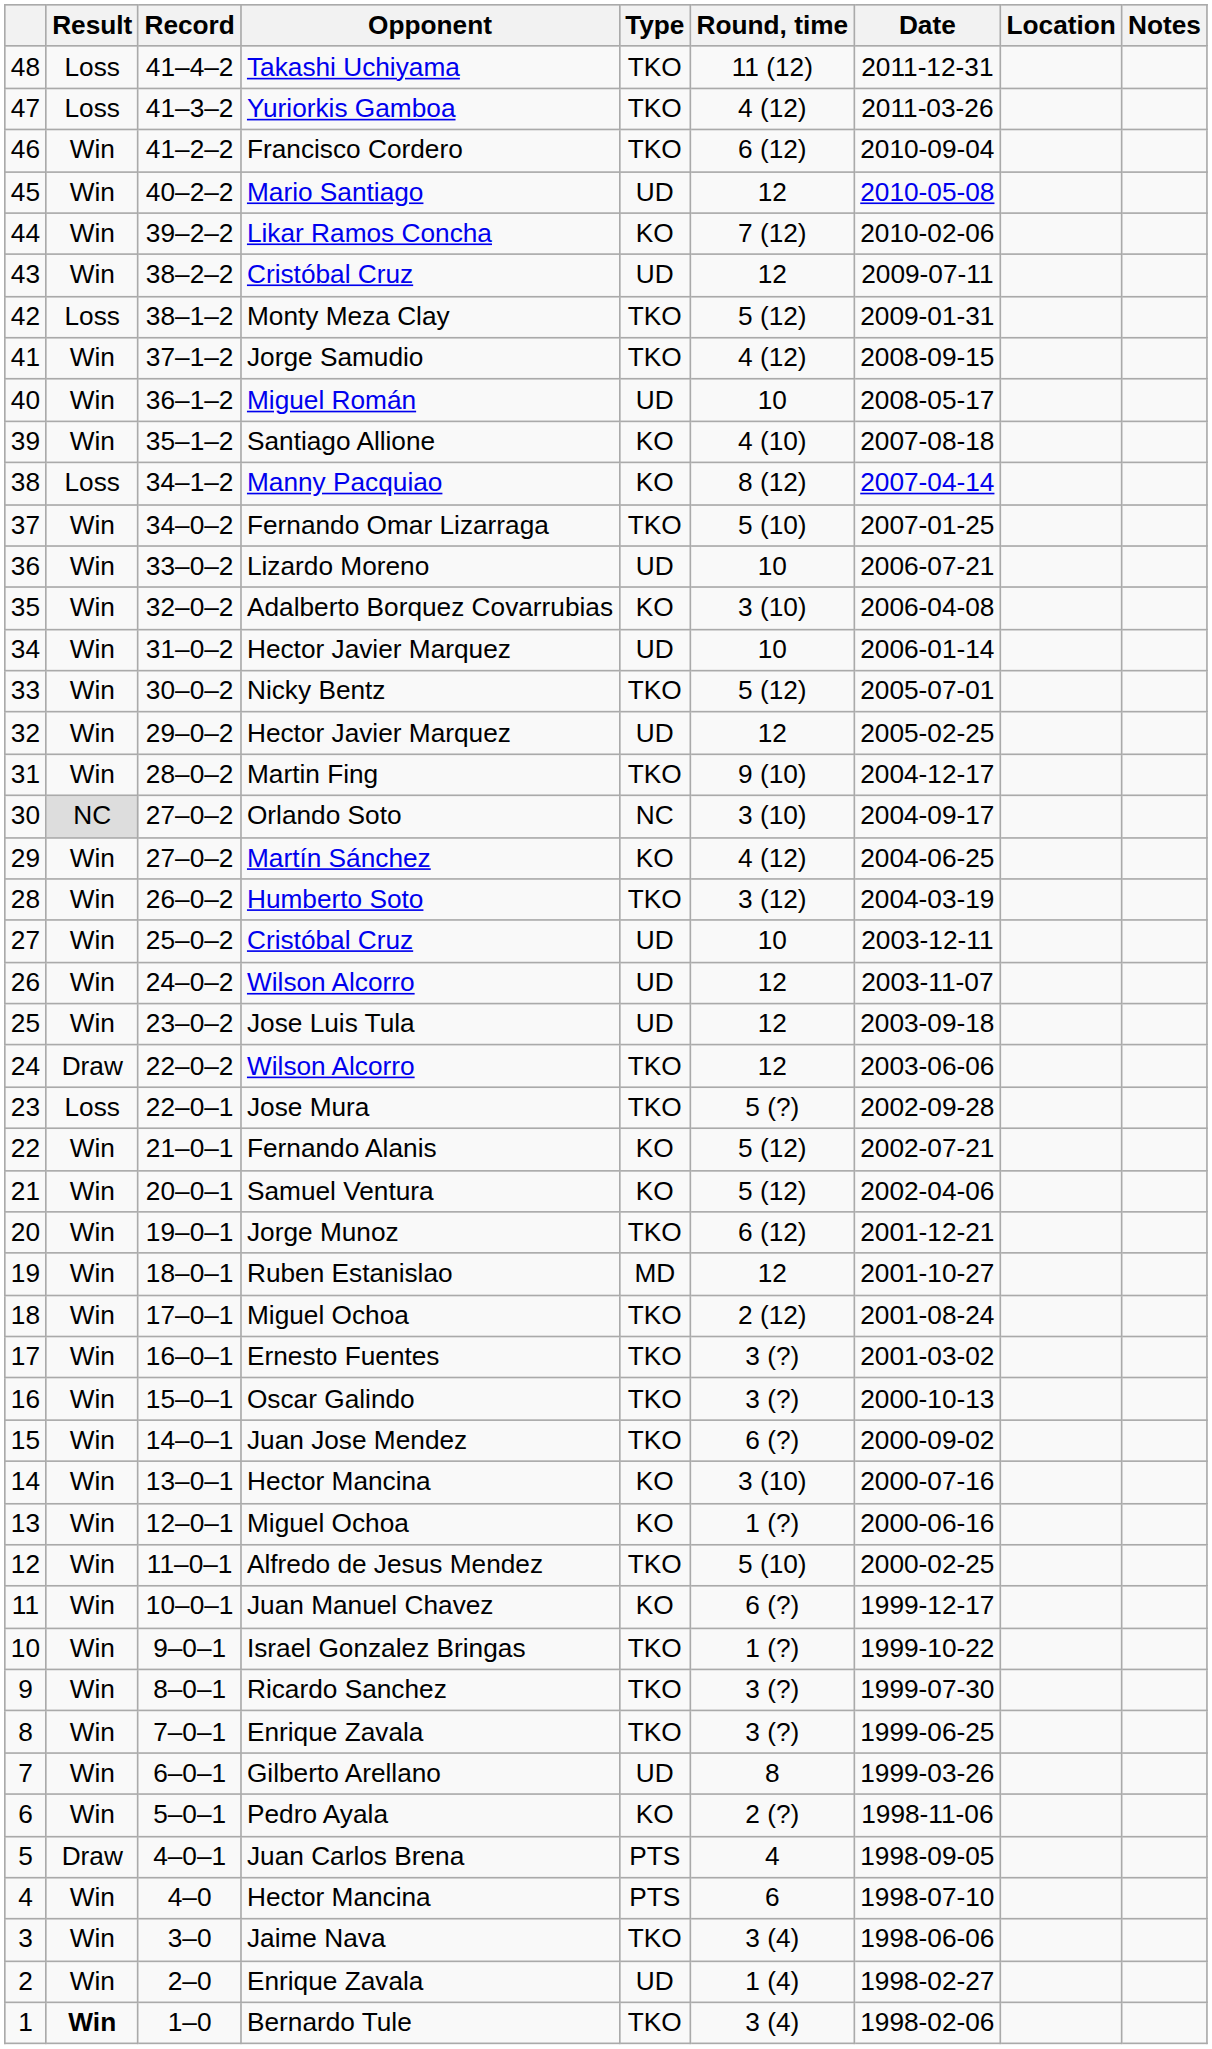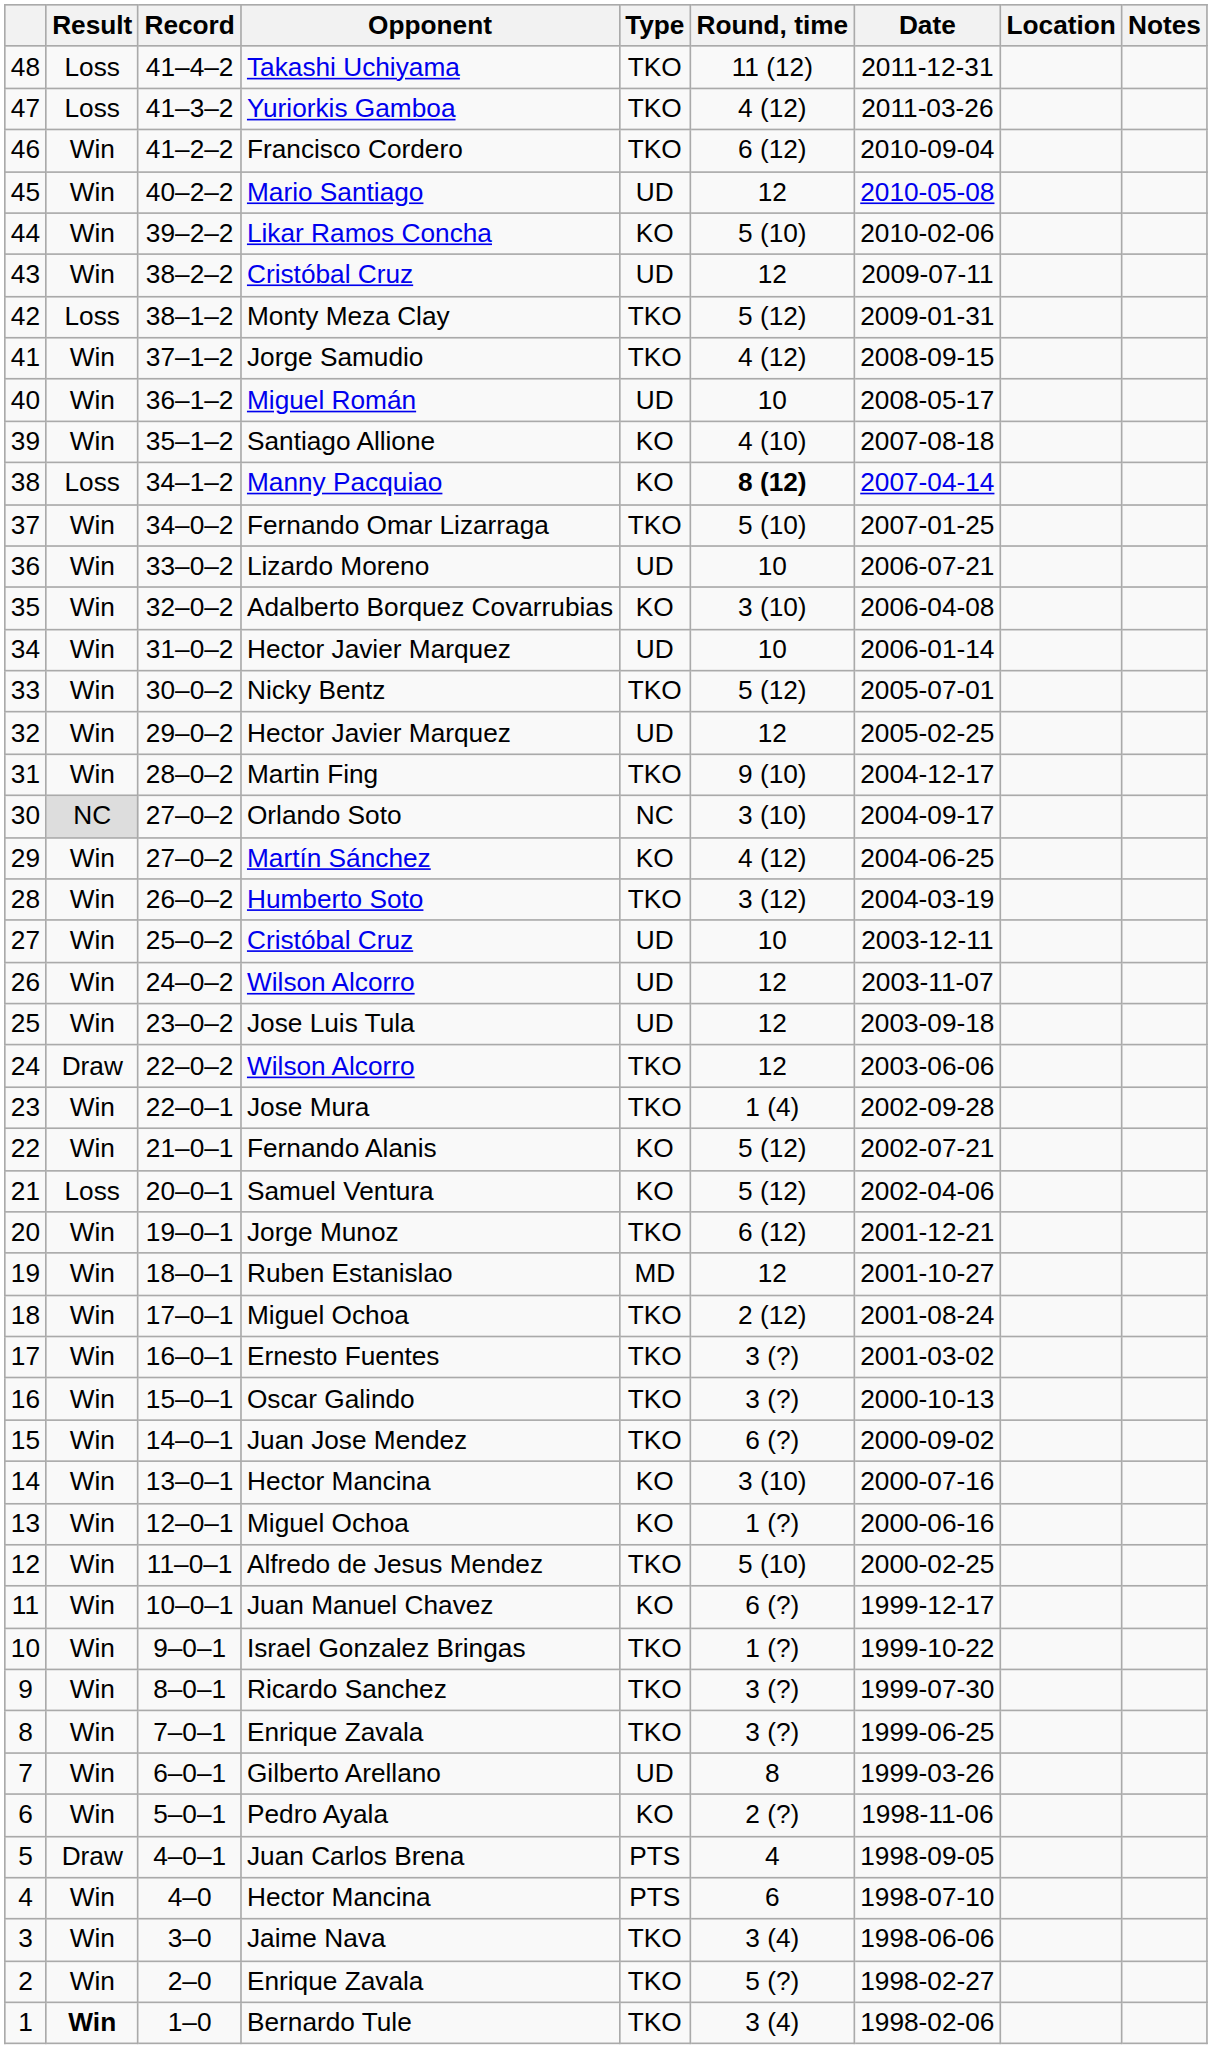(772, 233) 7 (12) -> (772, 233) 5 (10)
(772, 483) normal -> (772, 483) bold
(92, 1107) Loss -> (92, 1107) Win
(772, 1107) 5 (?) -> (772, 1107) 1 (4)
(92, 1190) Win -> (92, 1190) Loss
(655, 1981) UD -> (655, 1981) TKO
(772, 1981) 1 (4) -> (772, 1981) 5 (?)
